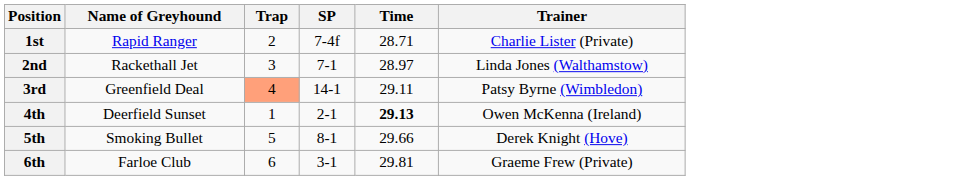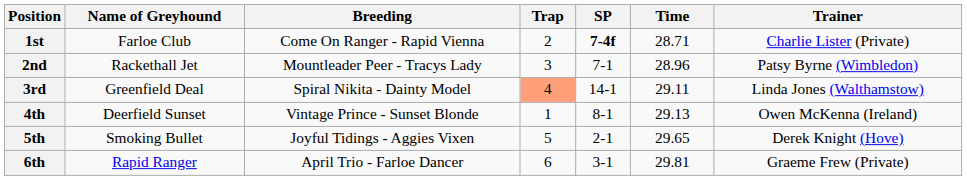+ column: (382, 16)
(154, 41) Rapid Ranger -> (154, 41) Farloe Club
(327, 41) normal -> (603, 41) bold
(396, 65) 28.97 -> (672, 65) 28.96
(562, 65) Linda Jones (Walthamstow) -> (838, 65) Patsy Byrne (Wimbledon)
(562, 89) Patsy Byrne (Wimbledon) -> (838, 89) Linda Jones (Walthamstow)
(327, 114) 2-1 -> (603, 114) 8-1
(396, 114) bold -> (672, 114) normal
(327, 138) 8-1 -> (603, 138) 2-1
(396, 138) 29.66 -> (672, 138) 29.65
(154, 162) Farloe Club -> (154, 162) Rapid Ranger
